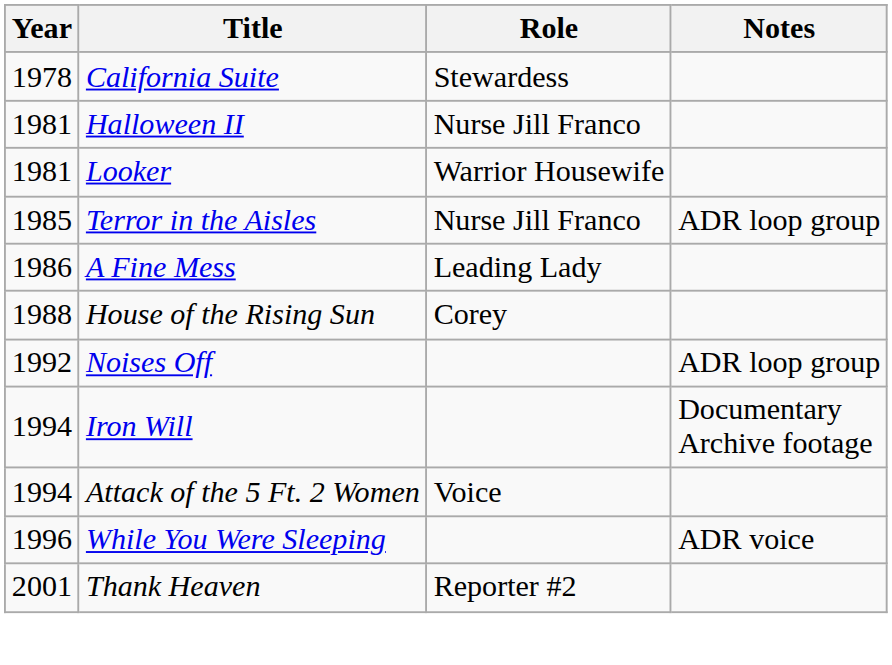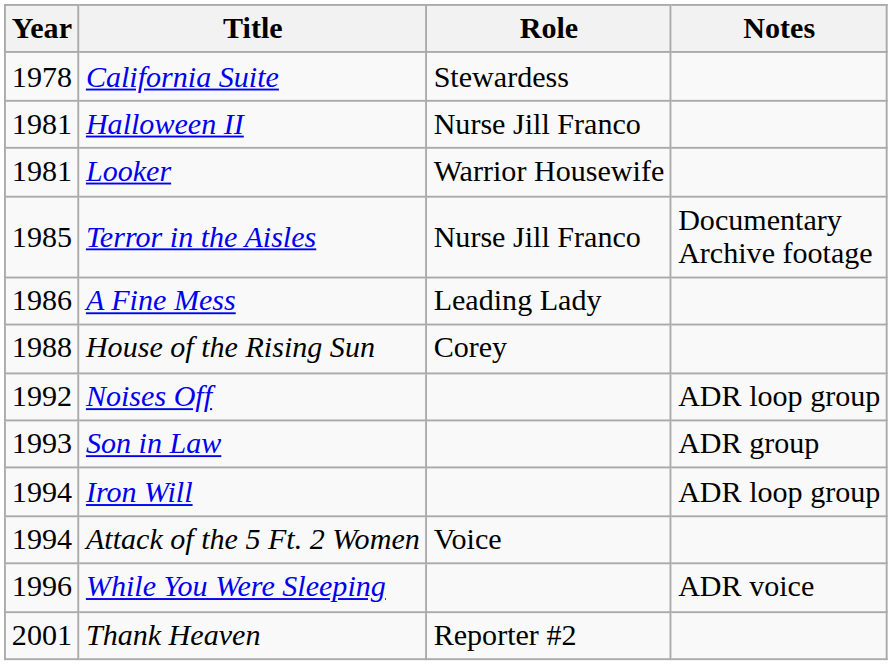(779, 219) ADR loop group -> (775, 236) Documentary Archive footage
+ row: (154, 443)
(775, 426) Documentary Archive footage -> (779, 491) ADR loop group
